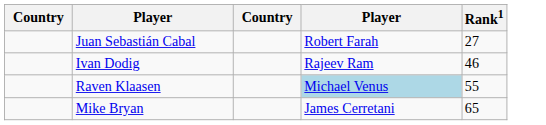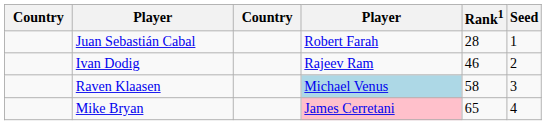+ column: (524, 17)
(472, 41) 27 -> (472, 41) 28
(472, 86) 55 -> (472, 86) 58
(350, 108) no background -> (350, 108) pink background
